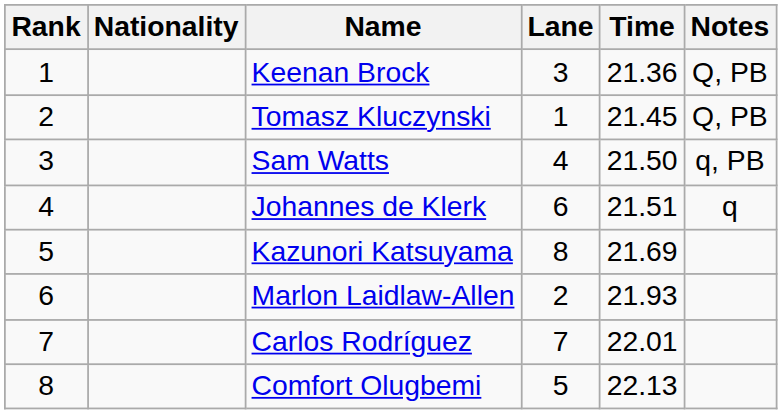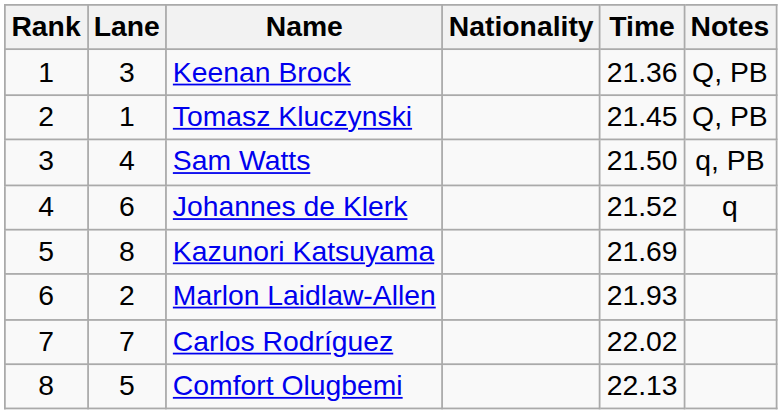columns swapped: (561, 26) <-> (166, 26)
(642, 206) 21.51 -> (642, 206) 21.52
(642, 341) 22.01 -> (642, 341) 22.02
